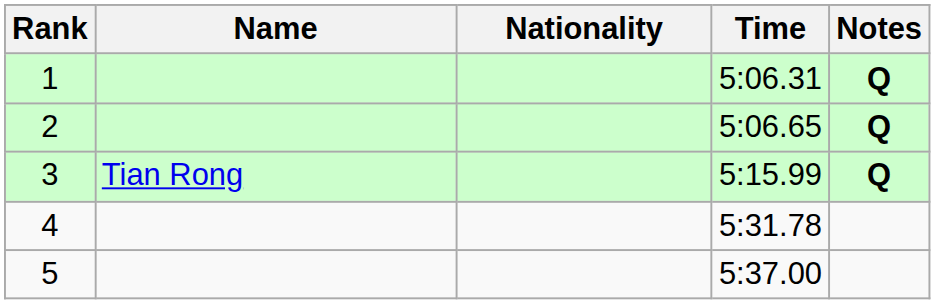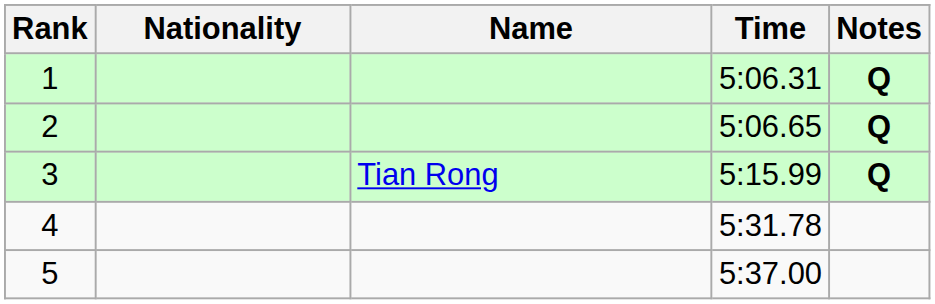columns swapped: (276, 28) <-> (584, 28)
